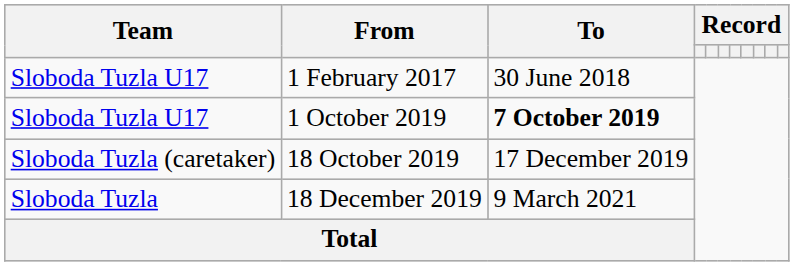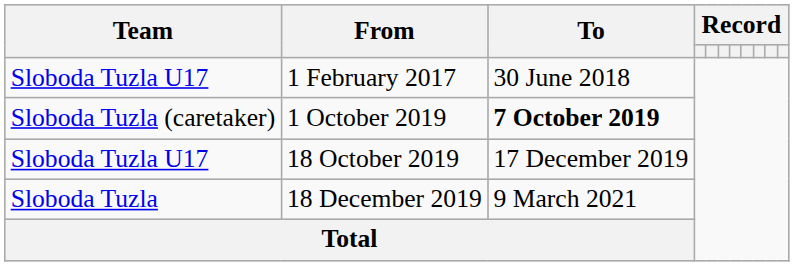(110, 117) Sloboda Tuzla U17 -> (143, 117) Sloboda Tuzla (caretaker)
(143, 158) Sloboda Tuzla (caretaker) -> (110, 158) Sloboda Tuzla U17
